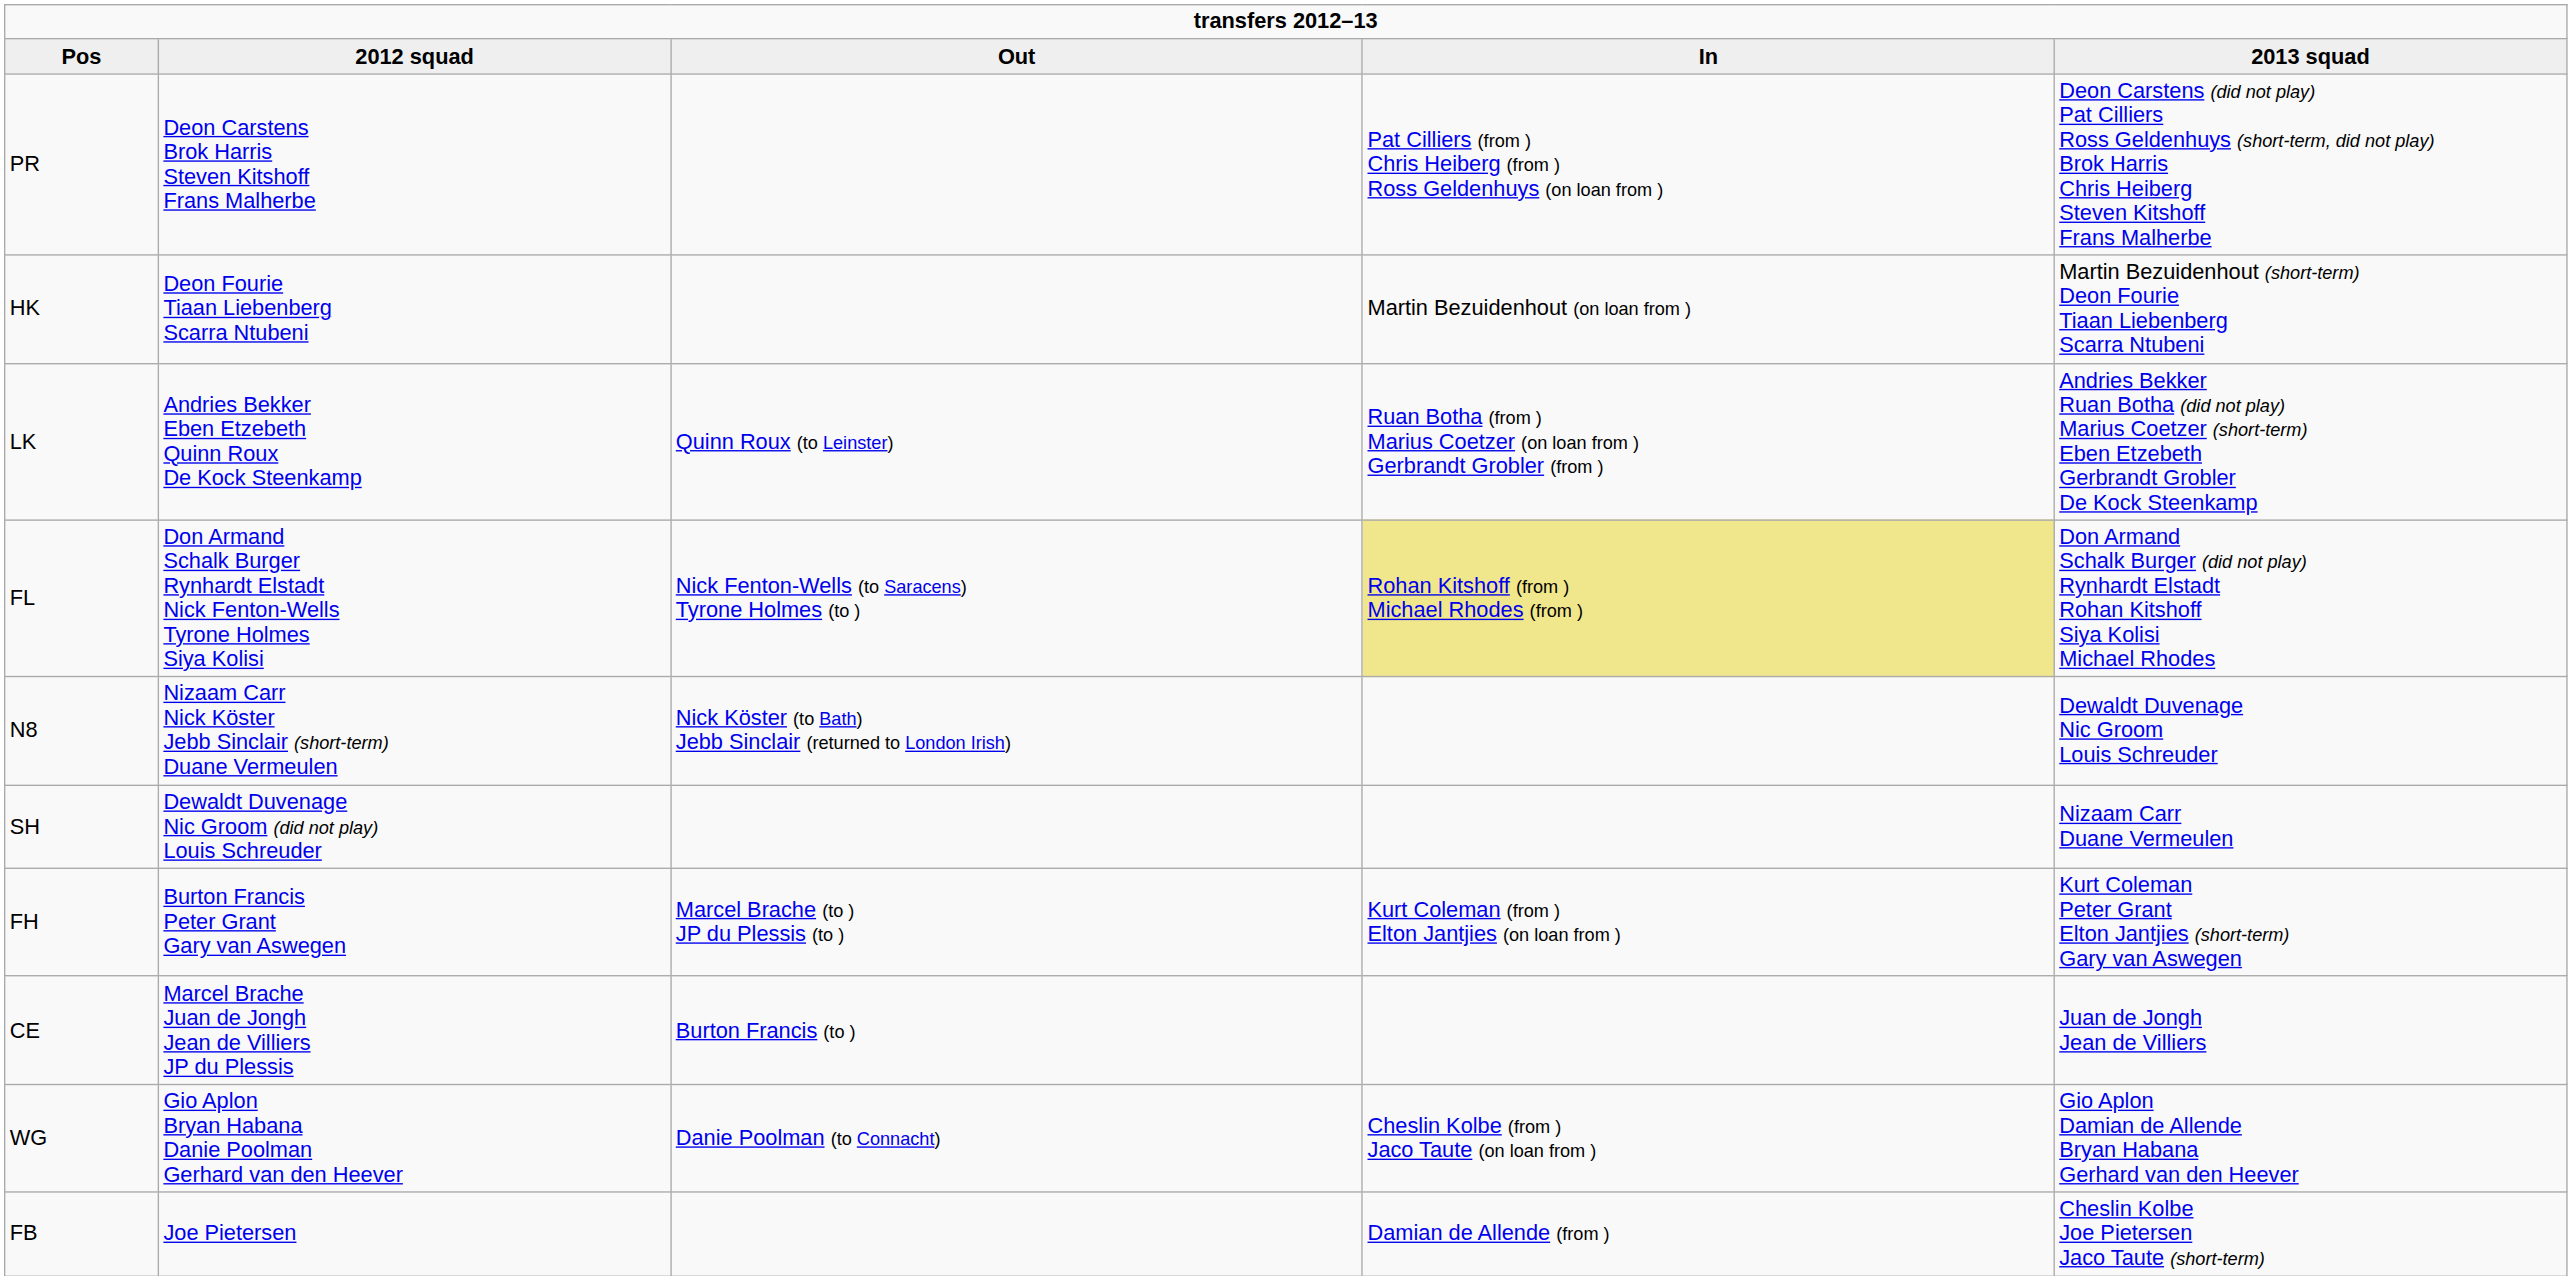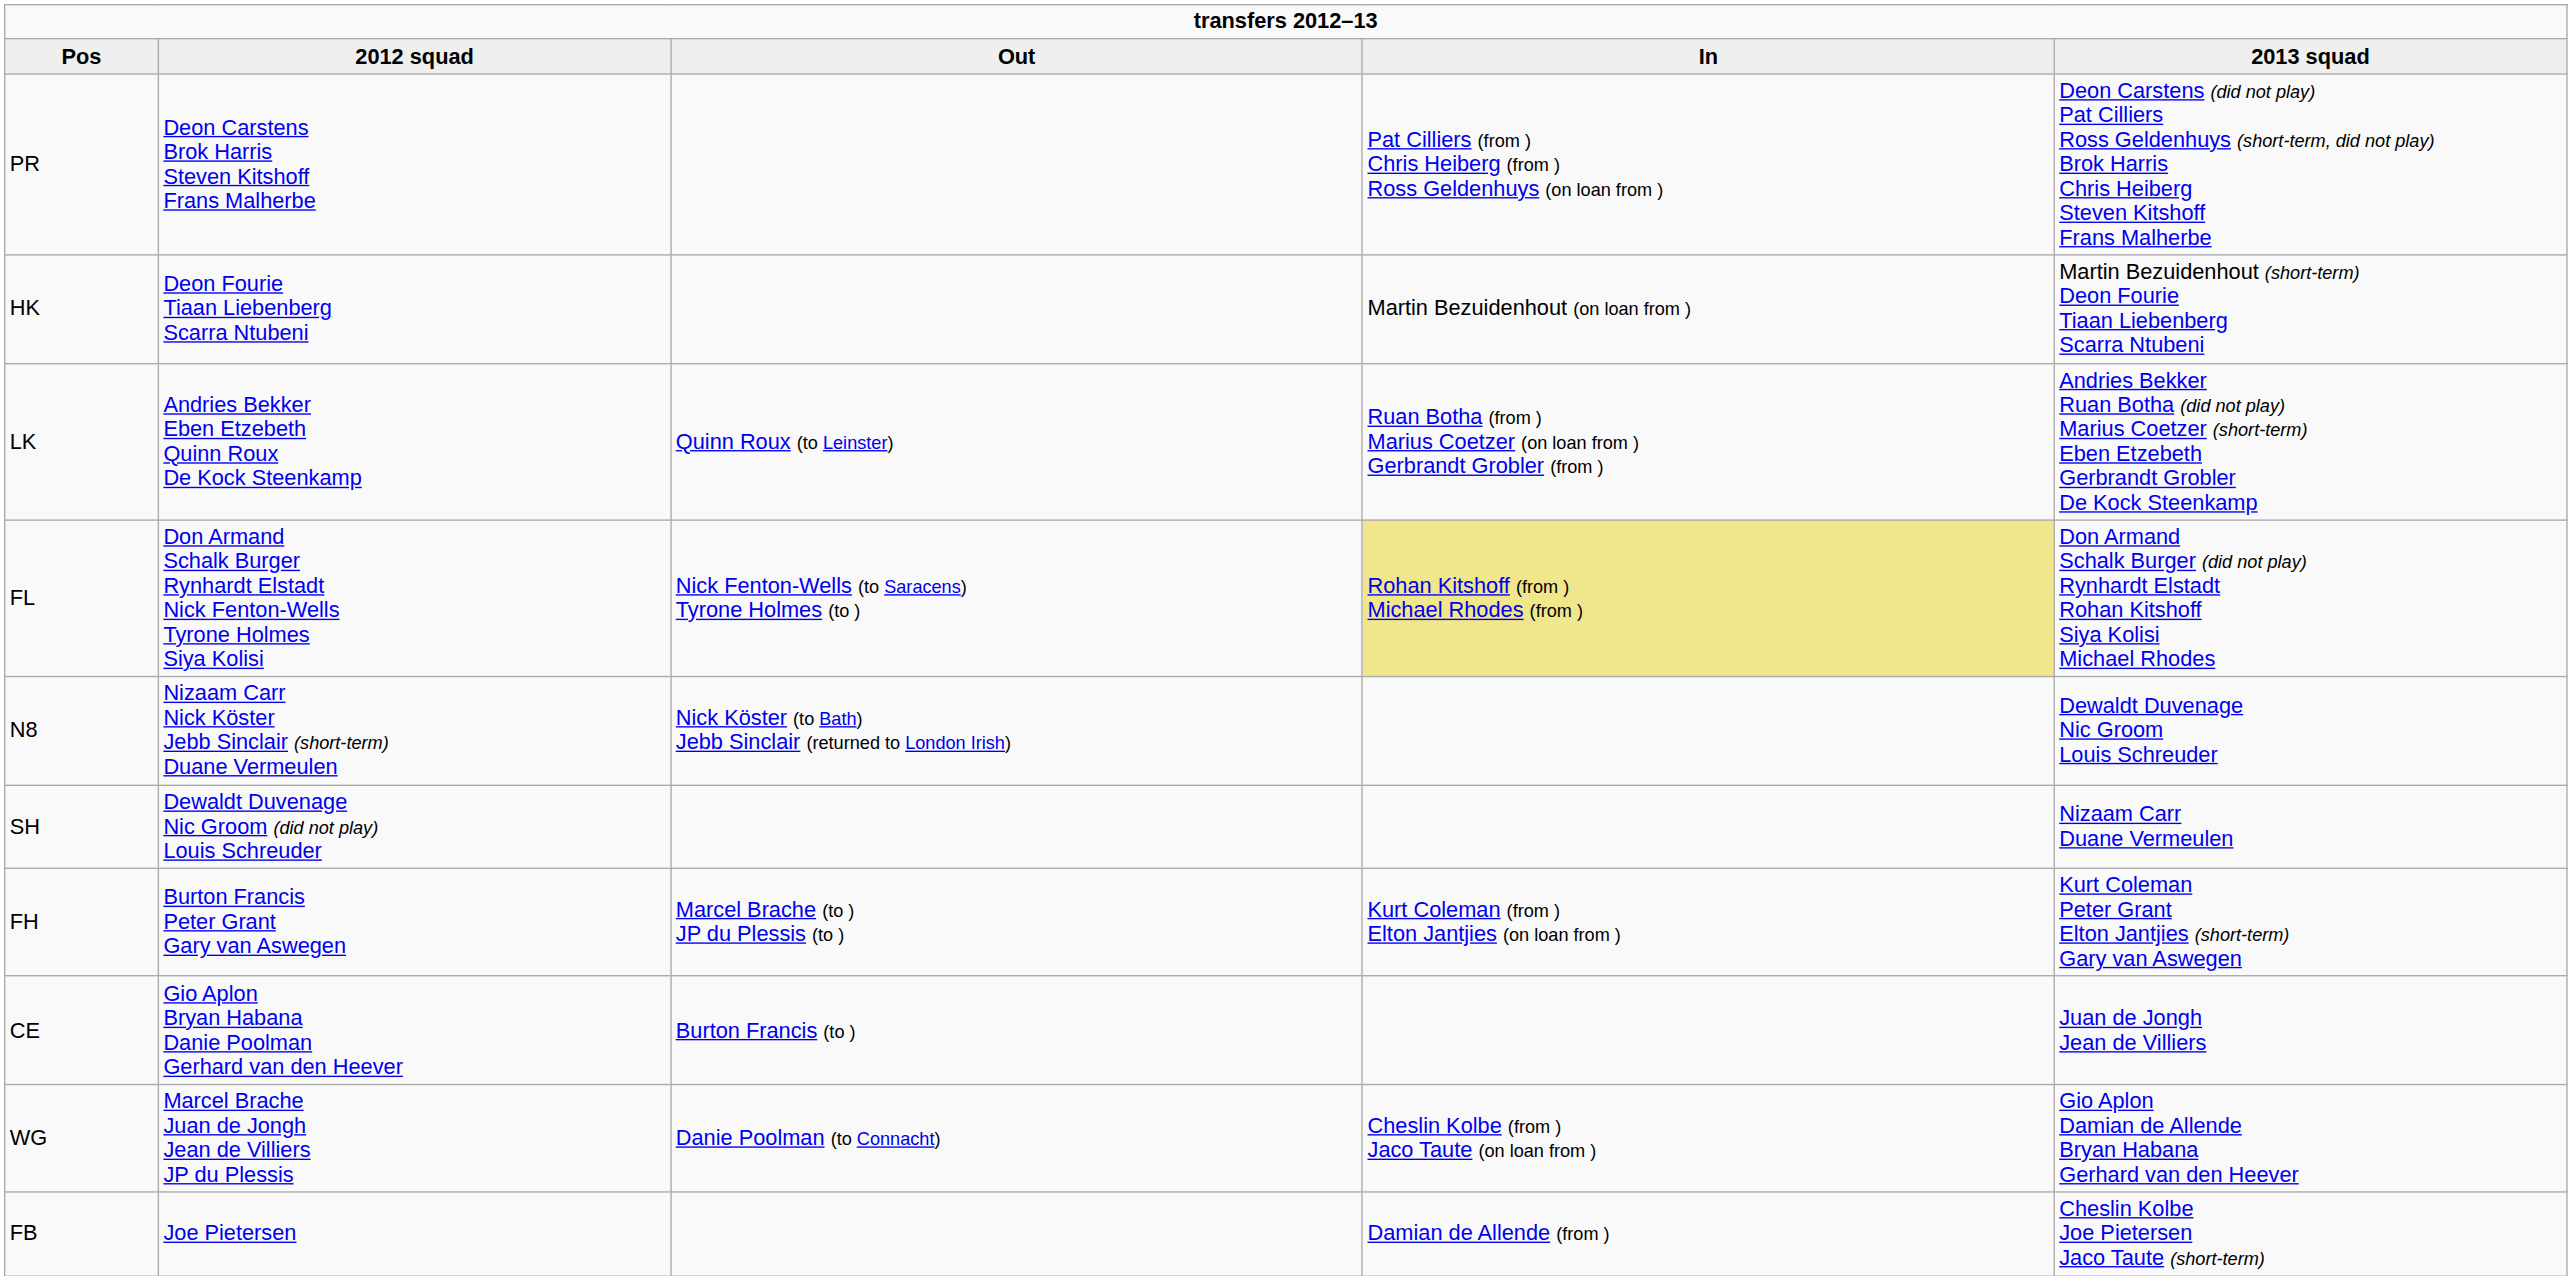(237, 1030) Marcel Brache Juan de Jongh Jean de Villiers JP du Plessis -> (283, 1030) Gio Aplon Bryan Habana Danie Poolman Gerhard van den Heever
(283, 1137) Gio Aplon Bryan Habana Danie Poolman Gerhard van den Heever -> (237, 1137) Marcel Brache Juan de Jongh Jean de Villiers JP du Plessis
